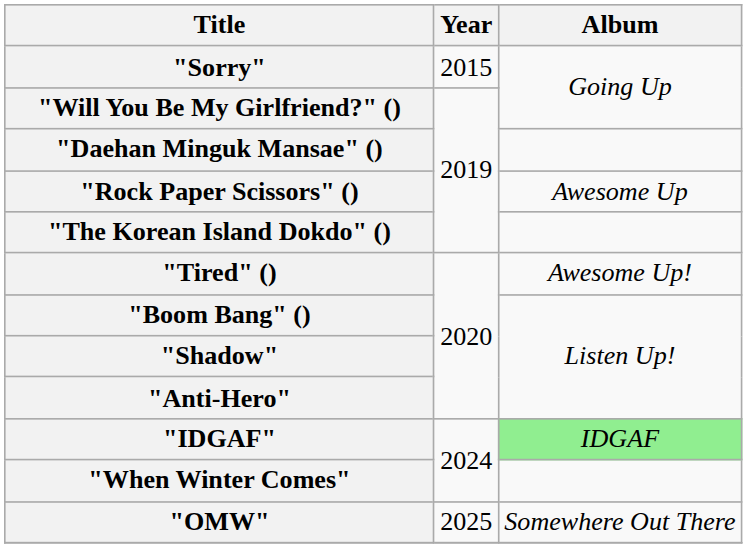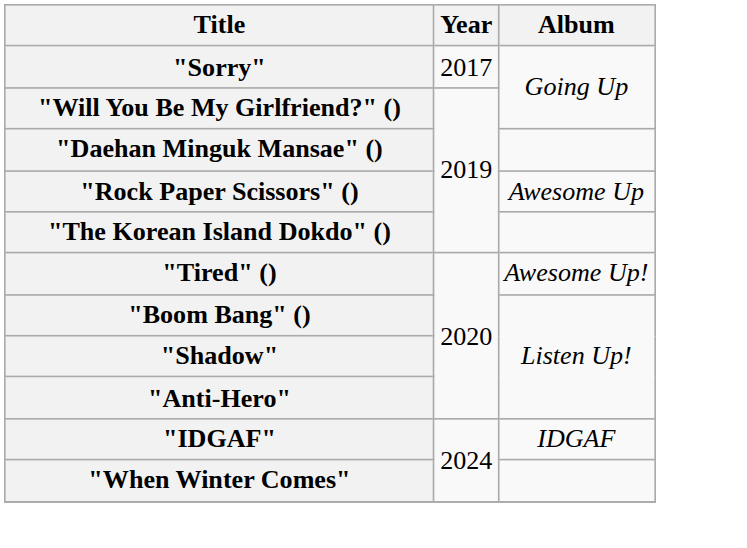(466, 66) 2015 -> (466, 66) 2017
(620, 438) lightgreen background -> (576, 438) no background
- row: (219, 521)
